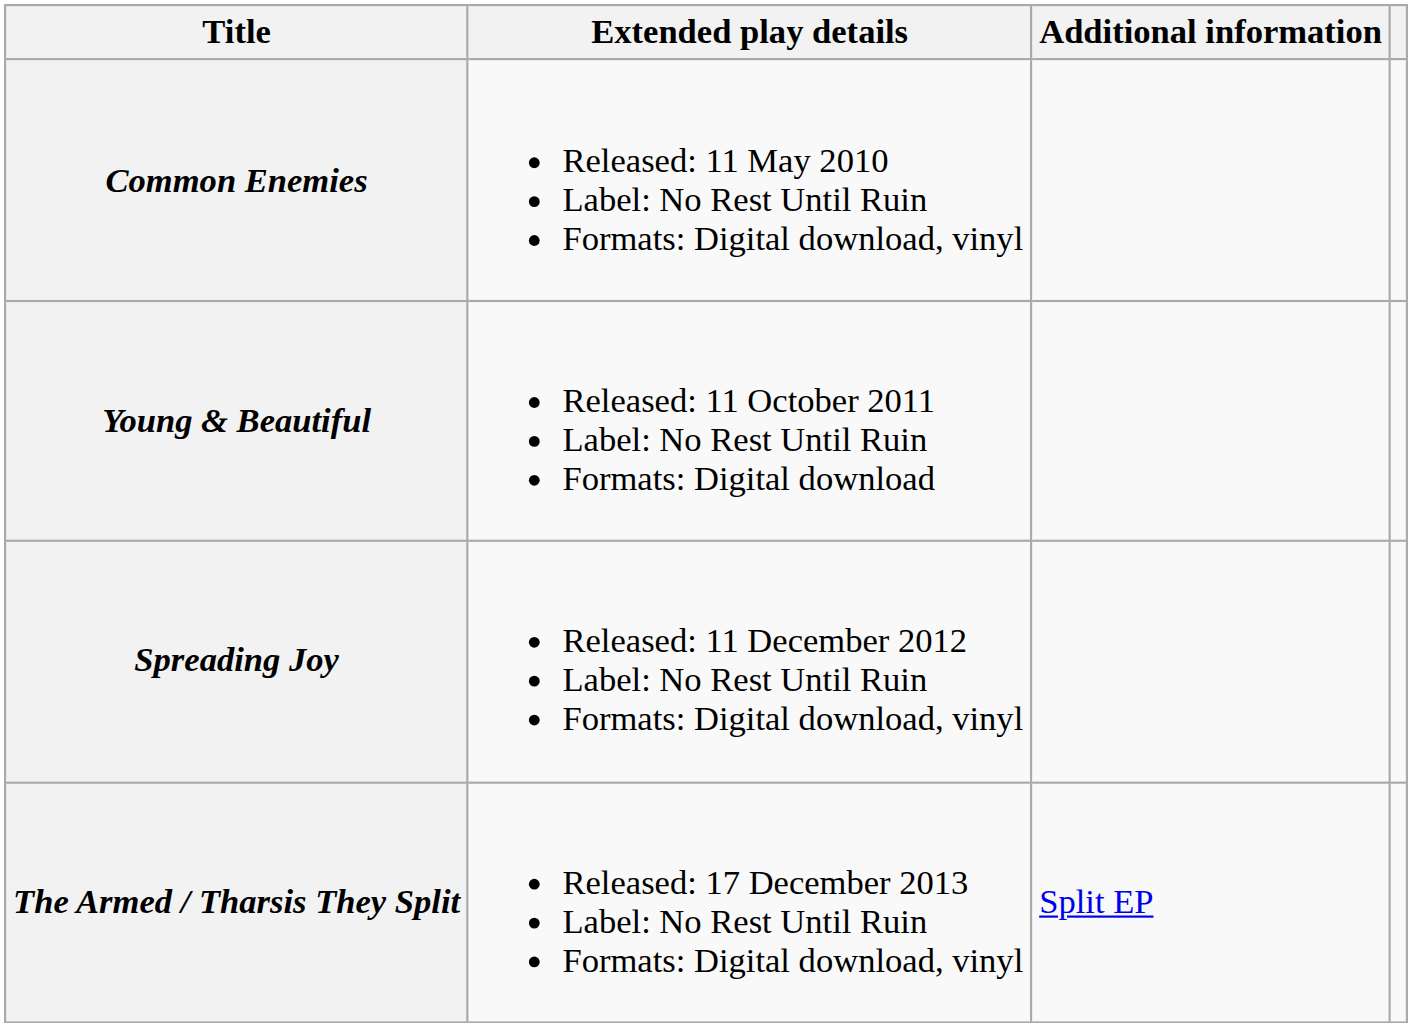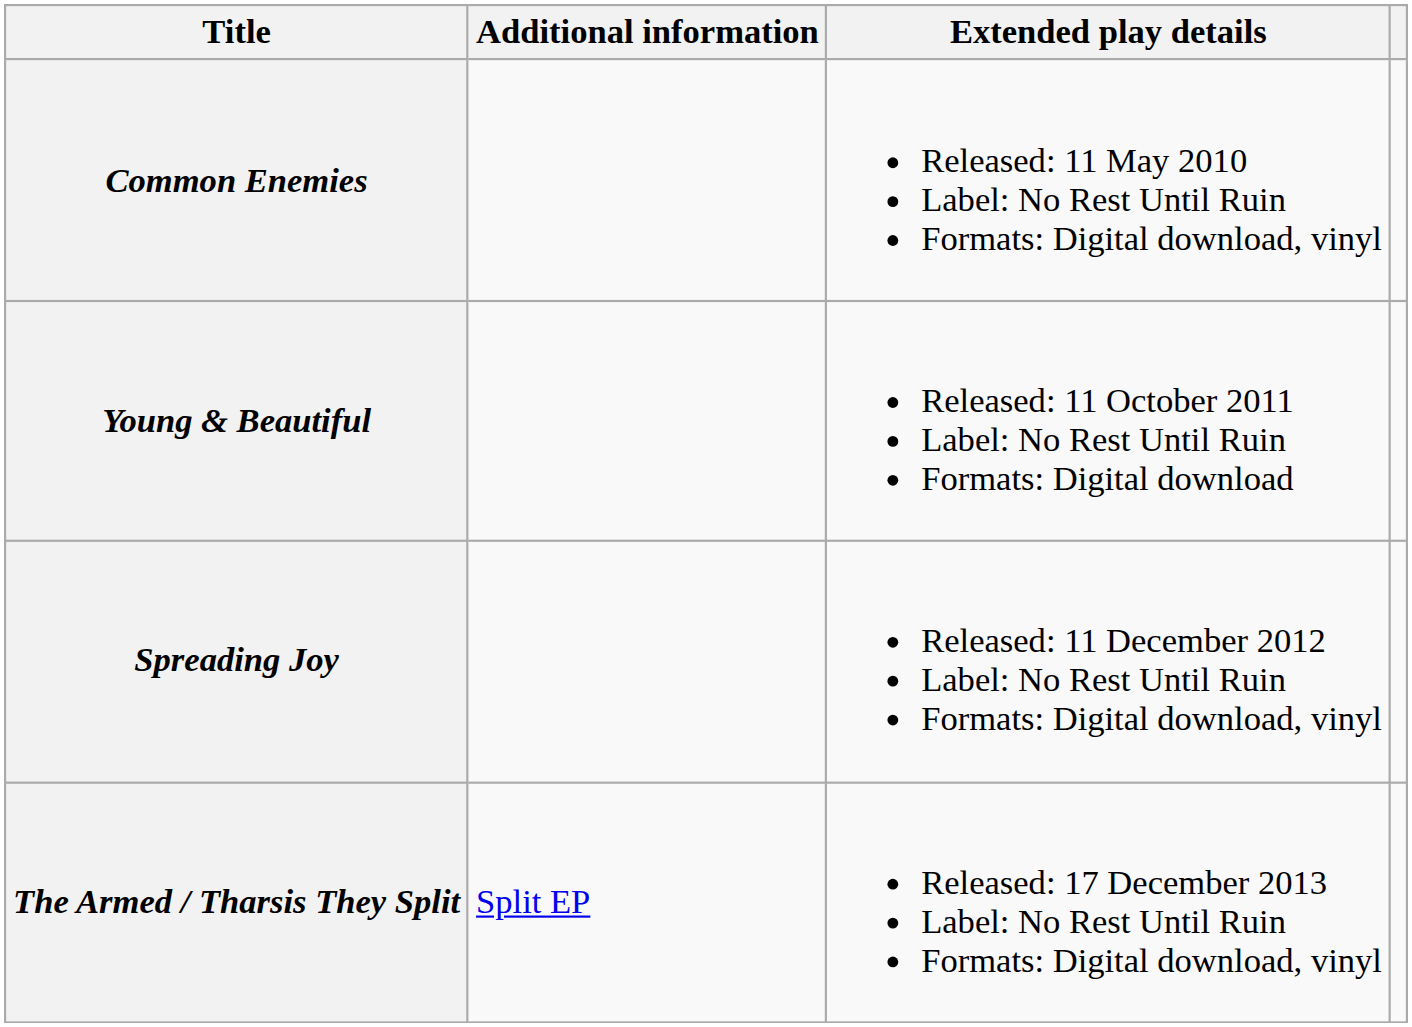columns swapped: (750, 31) <-> (1211, 31)
